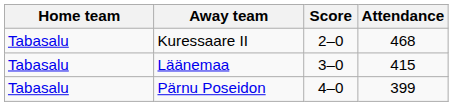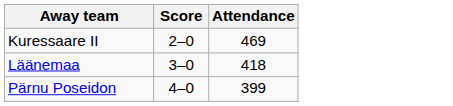- column: (79, 16)
(403, 40) 468 -> (253, 40) 469
(403, 64) 415 -> (253, 64) 418
